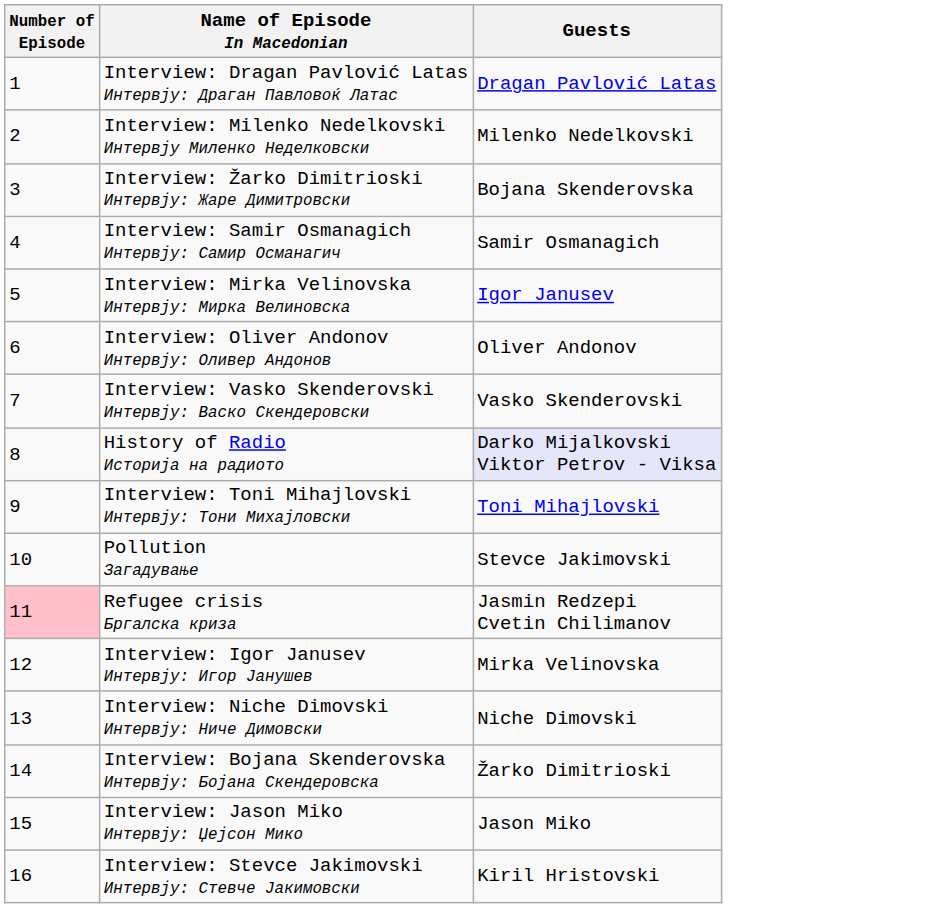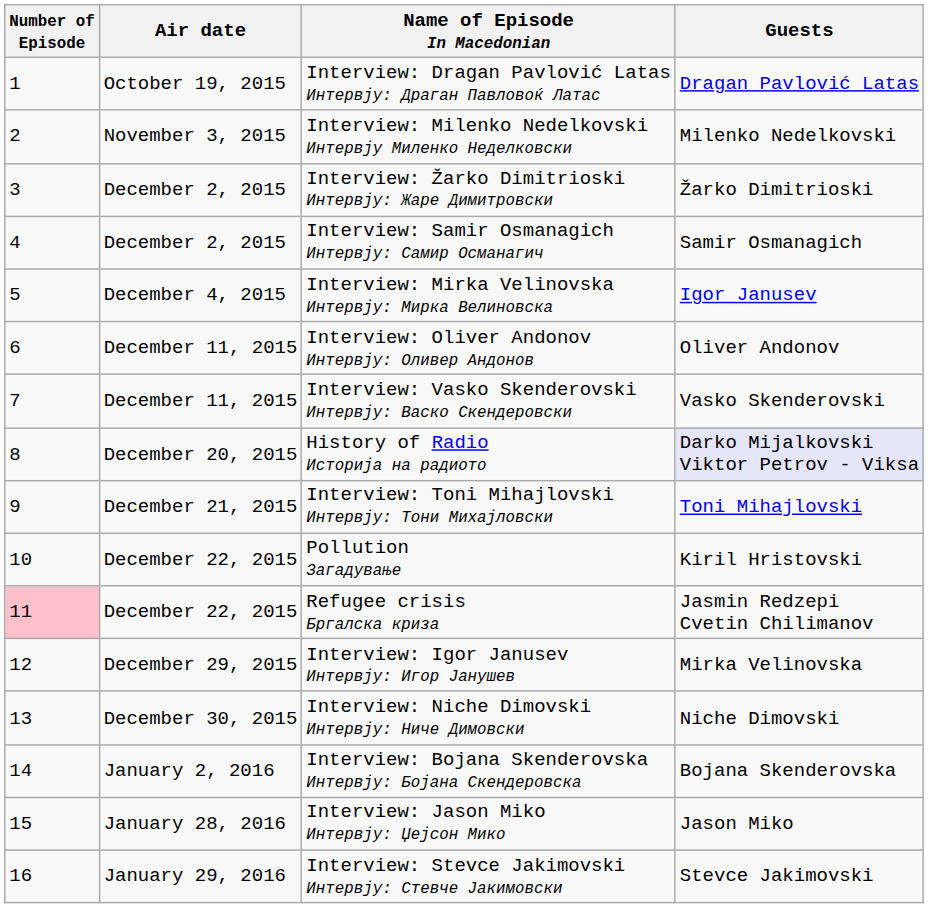+ column: (200, 31)
(585, 190) Bojana Skenderovska -> (777, 190) Žarko Dimitrioski
(574, 559) Stevce Jakimovski -> (771, 559) Kiril Hristovski
(574, 771) Žarko Dimitrioski -> (788, 771) Bojana Skenderovska
(568, 876) Kiril Hristovski -> (777, 876) Stevce Jakimovski
